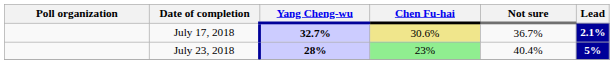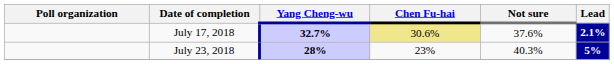(528, 33) 36.7% -> (528, 33) 37.6%
(425, 51) lightgreen background -> (425, 51) no background
(528, 51) 40.4% -> (528, 51) 40.3%
